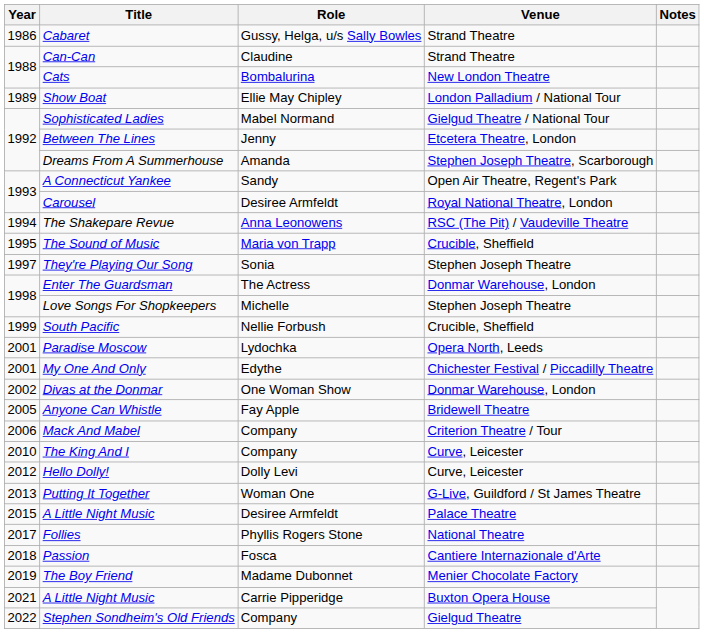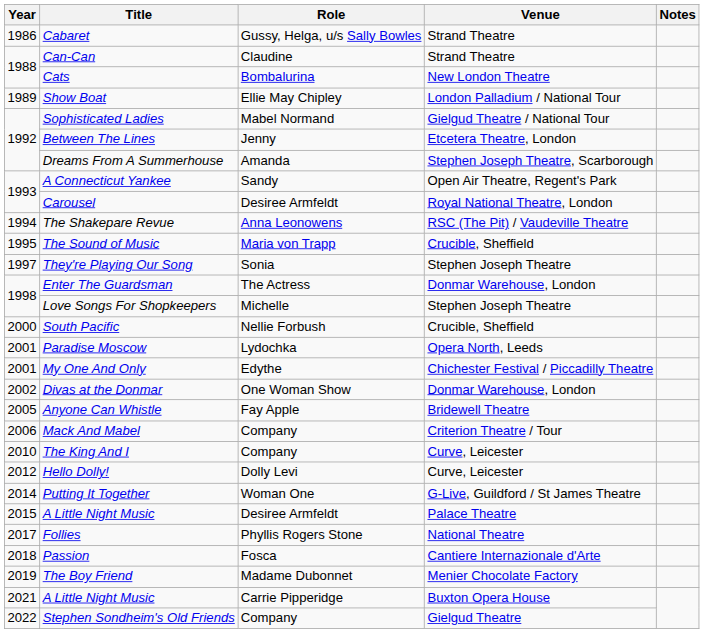(22, 327) 1999 -> (22, 327) 2000
(22, 493) 2013 -> (22, 493) 2014
